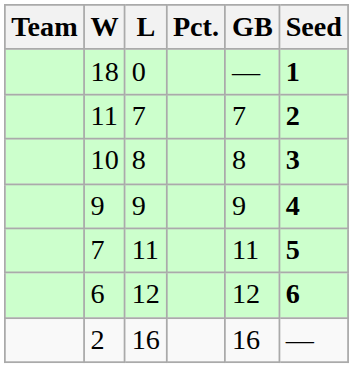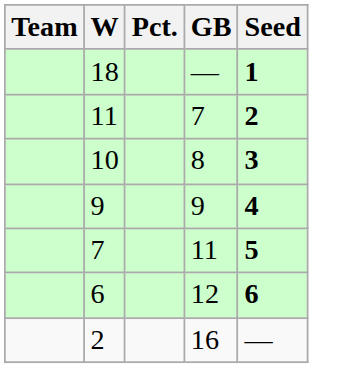- column: (146, 26)
